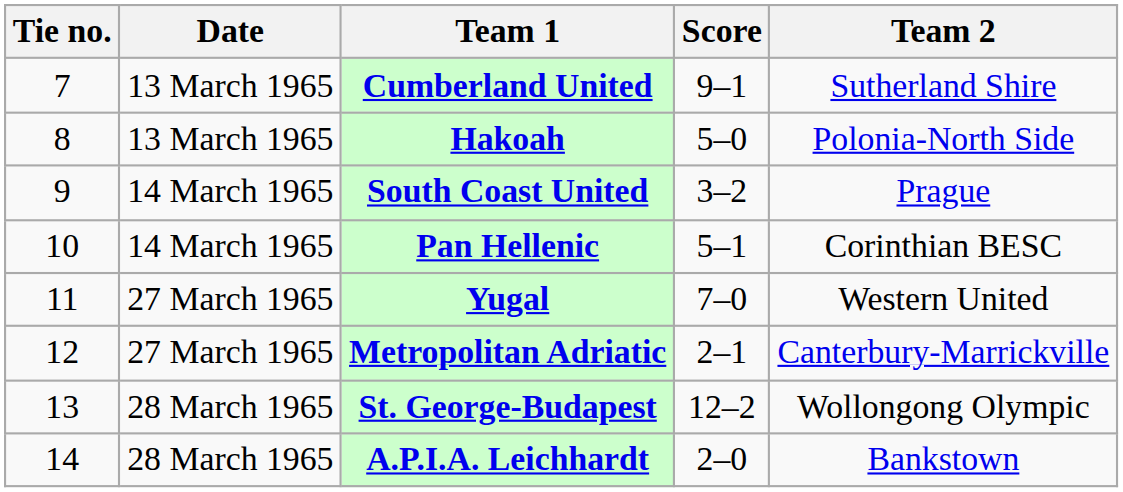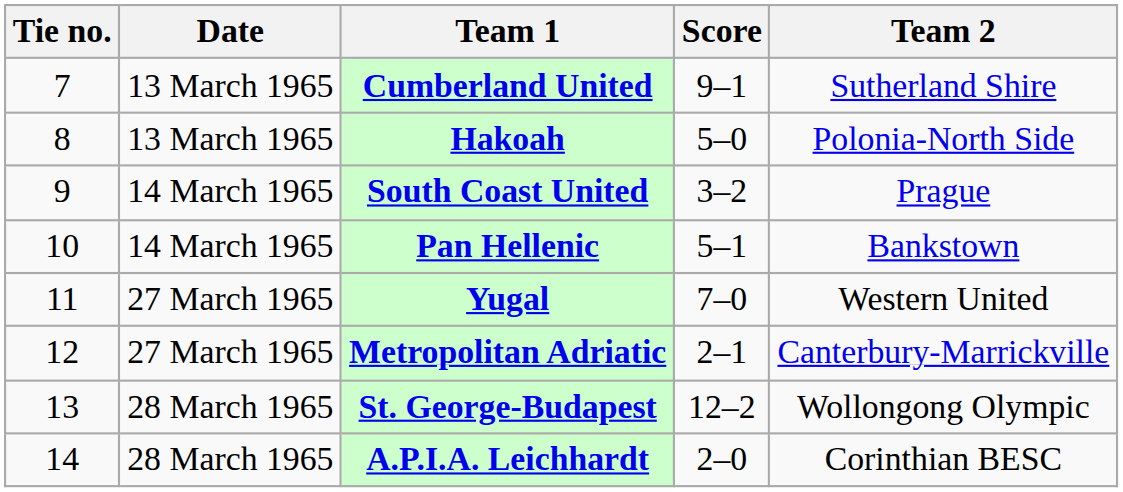(943, 245) Corinthian BESC -> (943, 245) Bankstown
(943, 459) Bankstown -> (943, 459) Corinthian BESC
